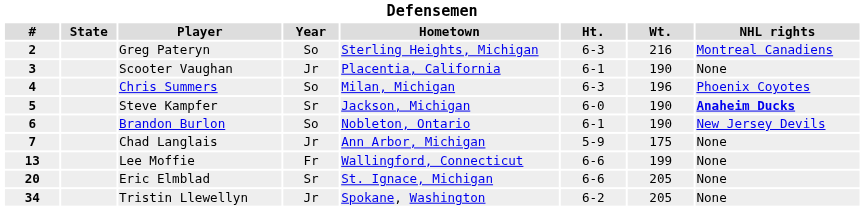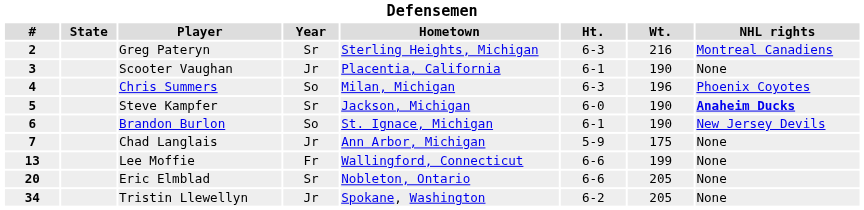(311, 50) So -> (311, 50) Sr
(406, 124) Nobleton, Ontario -> (417, 124) St. Ignace, Michigan
(417, 179) St. Ignace, Michigan -> (406, 179) Nobleton, Ontario
